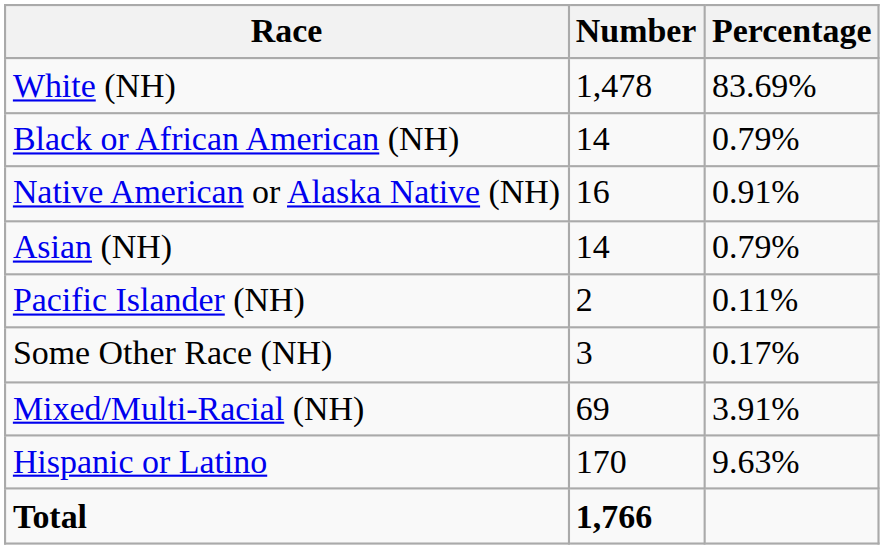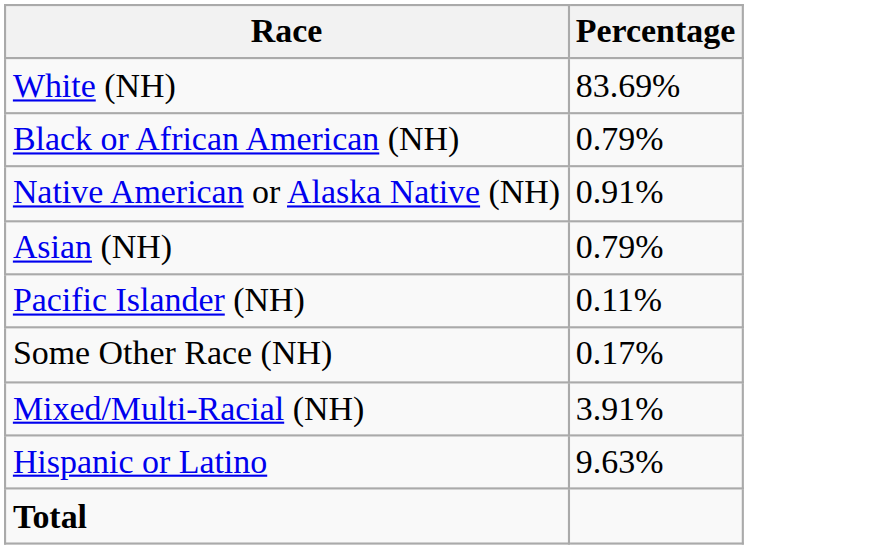- column: (636, 31)
